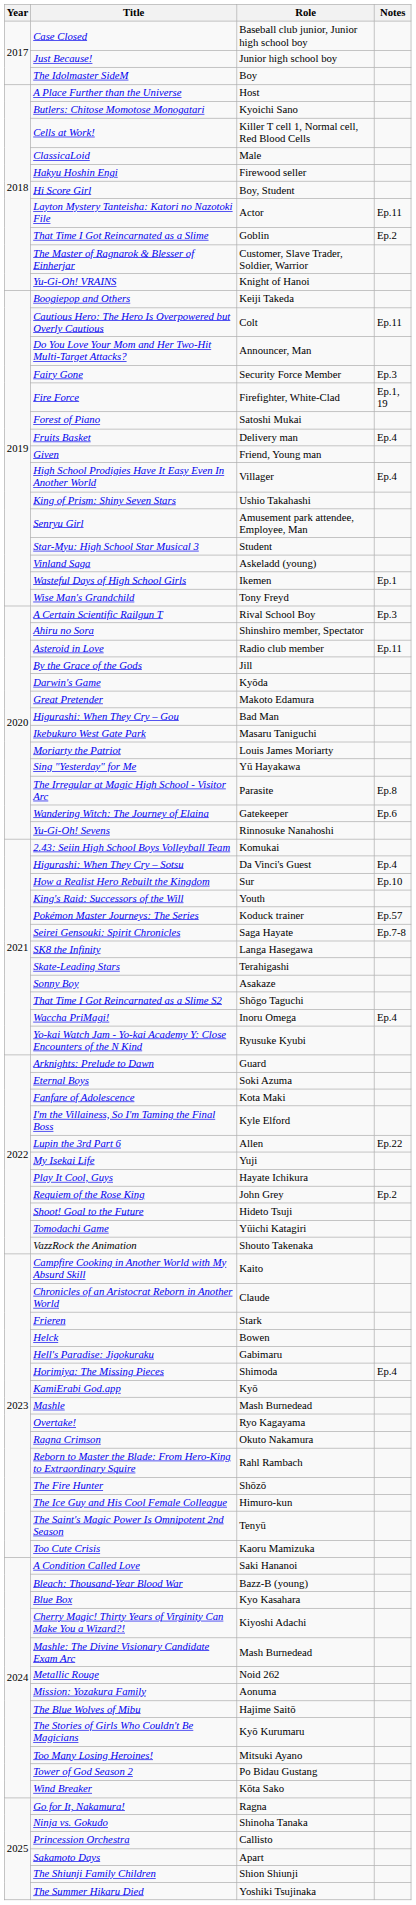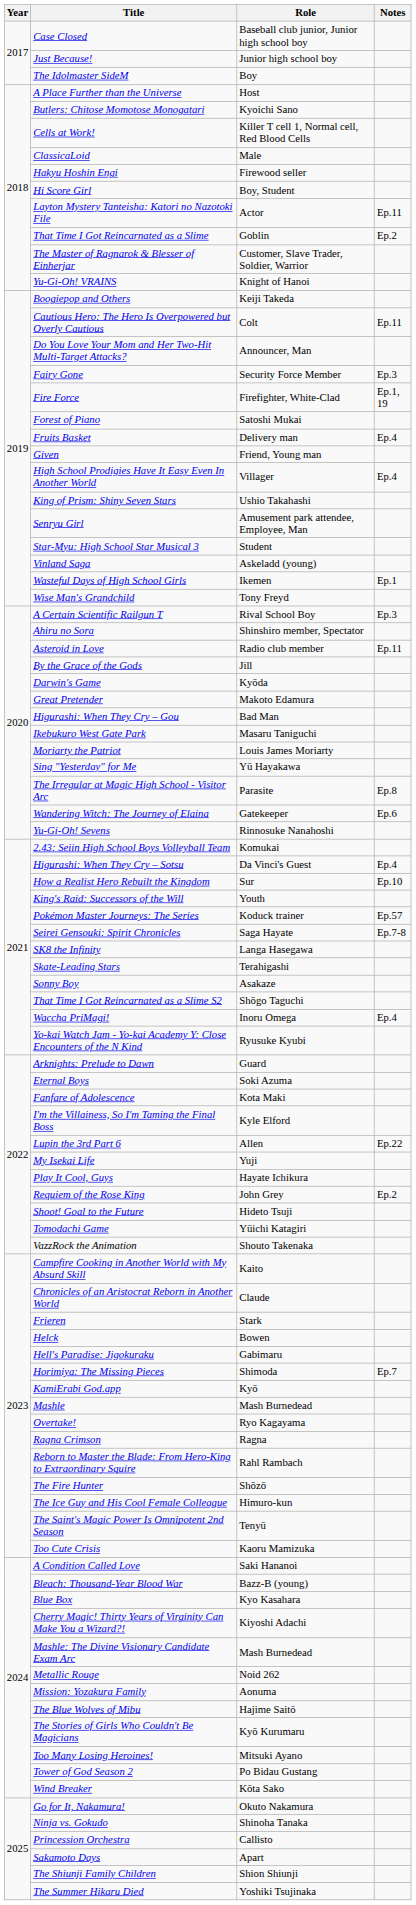(387, 1371) Ep.4 -> (387, 1371) Ep.7
(276, 1439) Okuto Nakamura -> (253, 1439) Ragna
(253, 1806) Ragna -> (276, 1806) Okuto Nakamura
